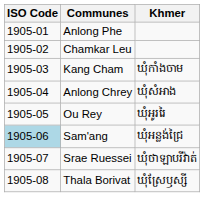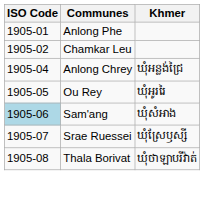- row: (93, 69)
(157, 91) ឃុំសំអាង -> (160, 68) ឃុំអន្លង់ជ្រៃ
(160, 135) ឃុំអន្លង់ជ្រៃ -> (157, 113) ឃុំសំអាង
(167, 158) ឃុំថាឡាបរីវ៉ាត់ -> (162, 135) ឃុំស្រែឫស្សី
(162, 180) ឃុំស្រែឫស្សី -> (167, 158) ឃុំថាឡាបរីវ៉ាត់
